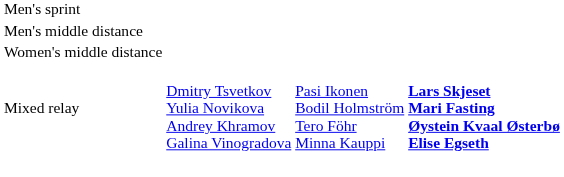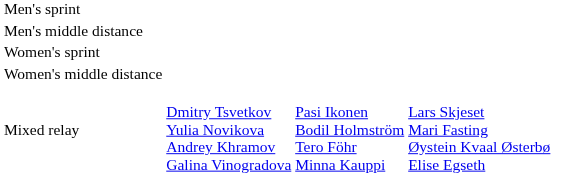+ row: (52, 52)
(484, 117) bold -> (479, 138) normal
